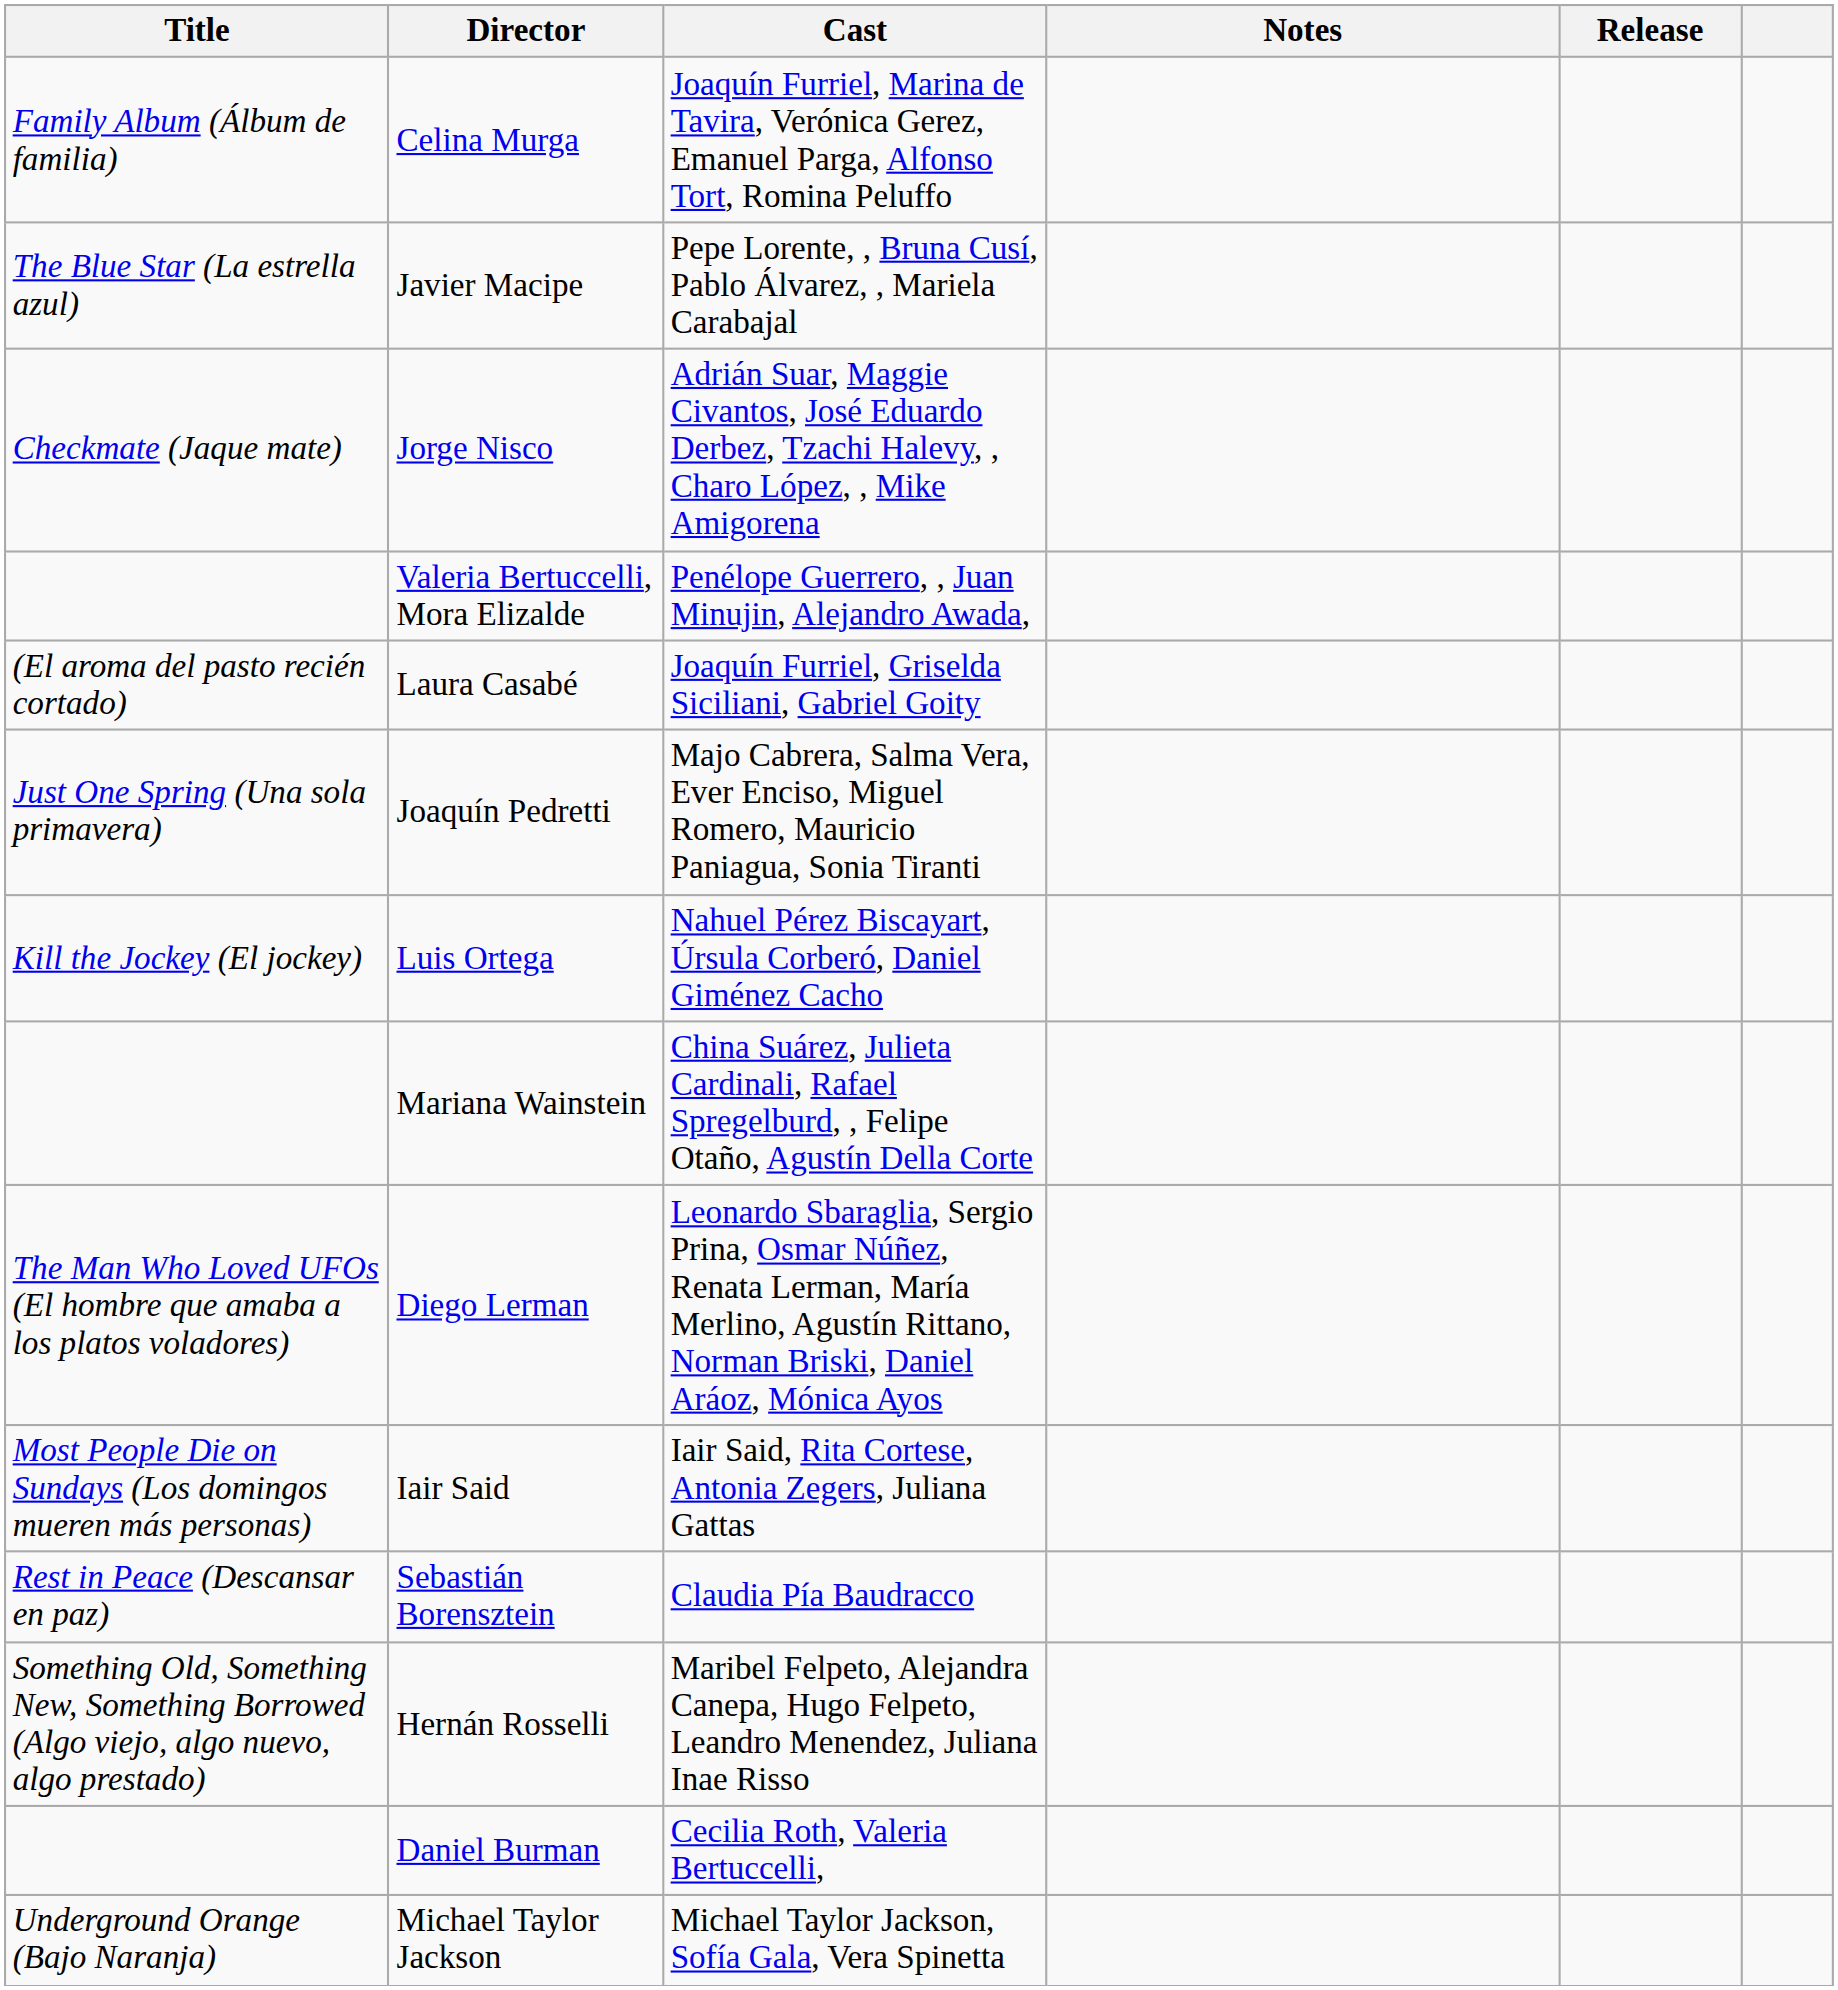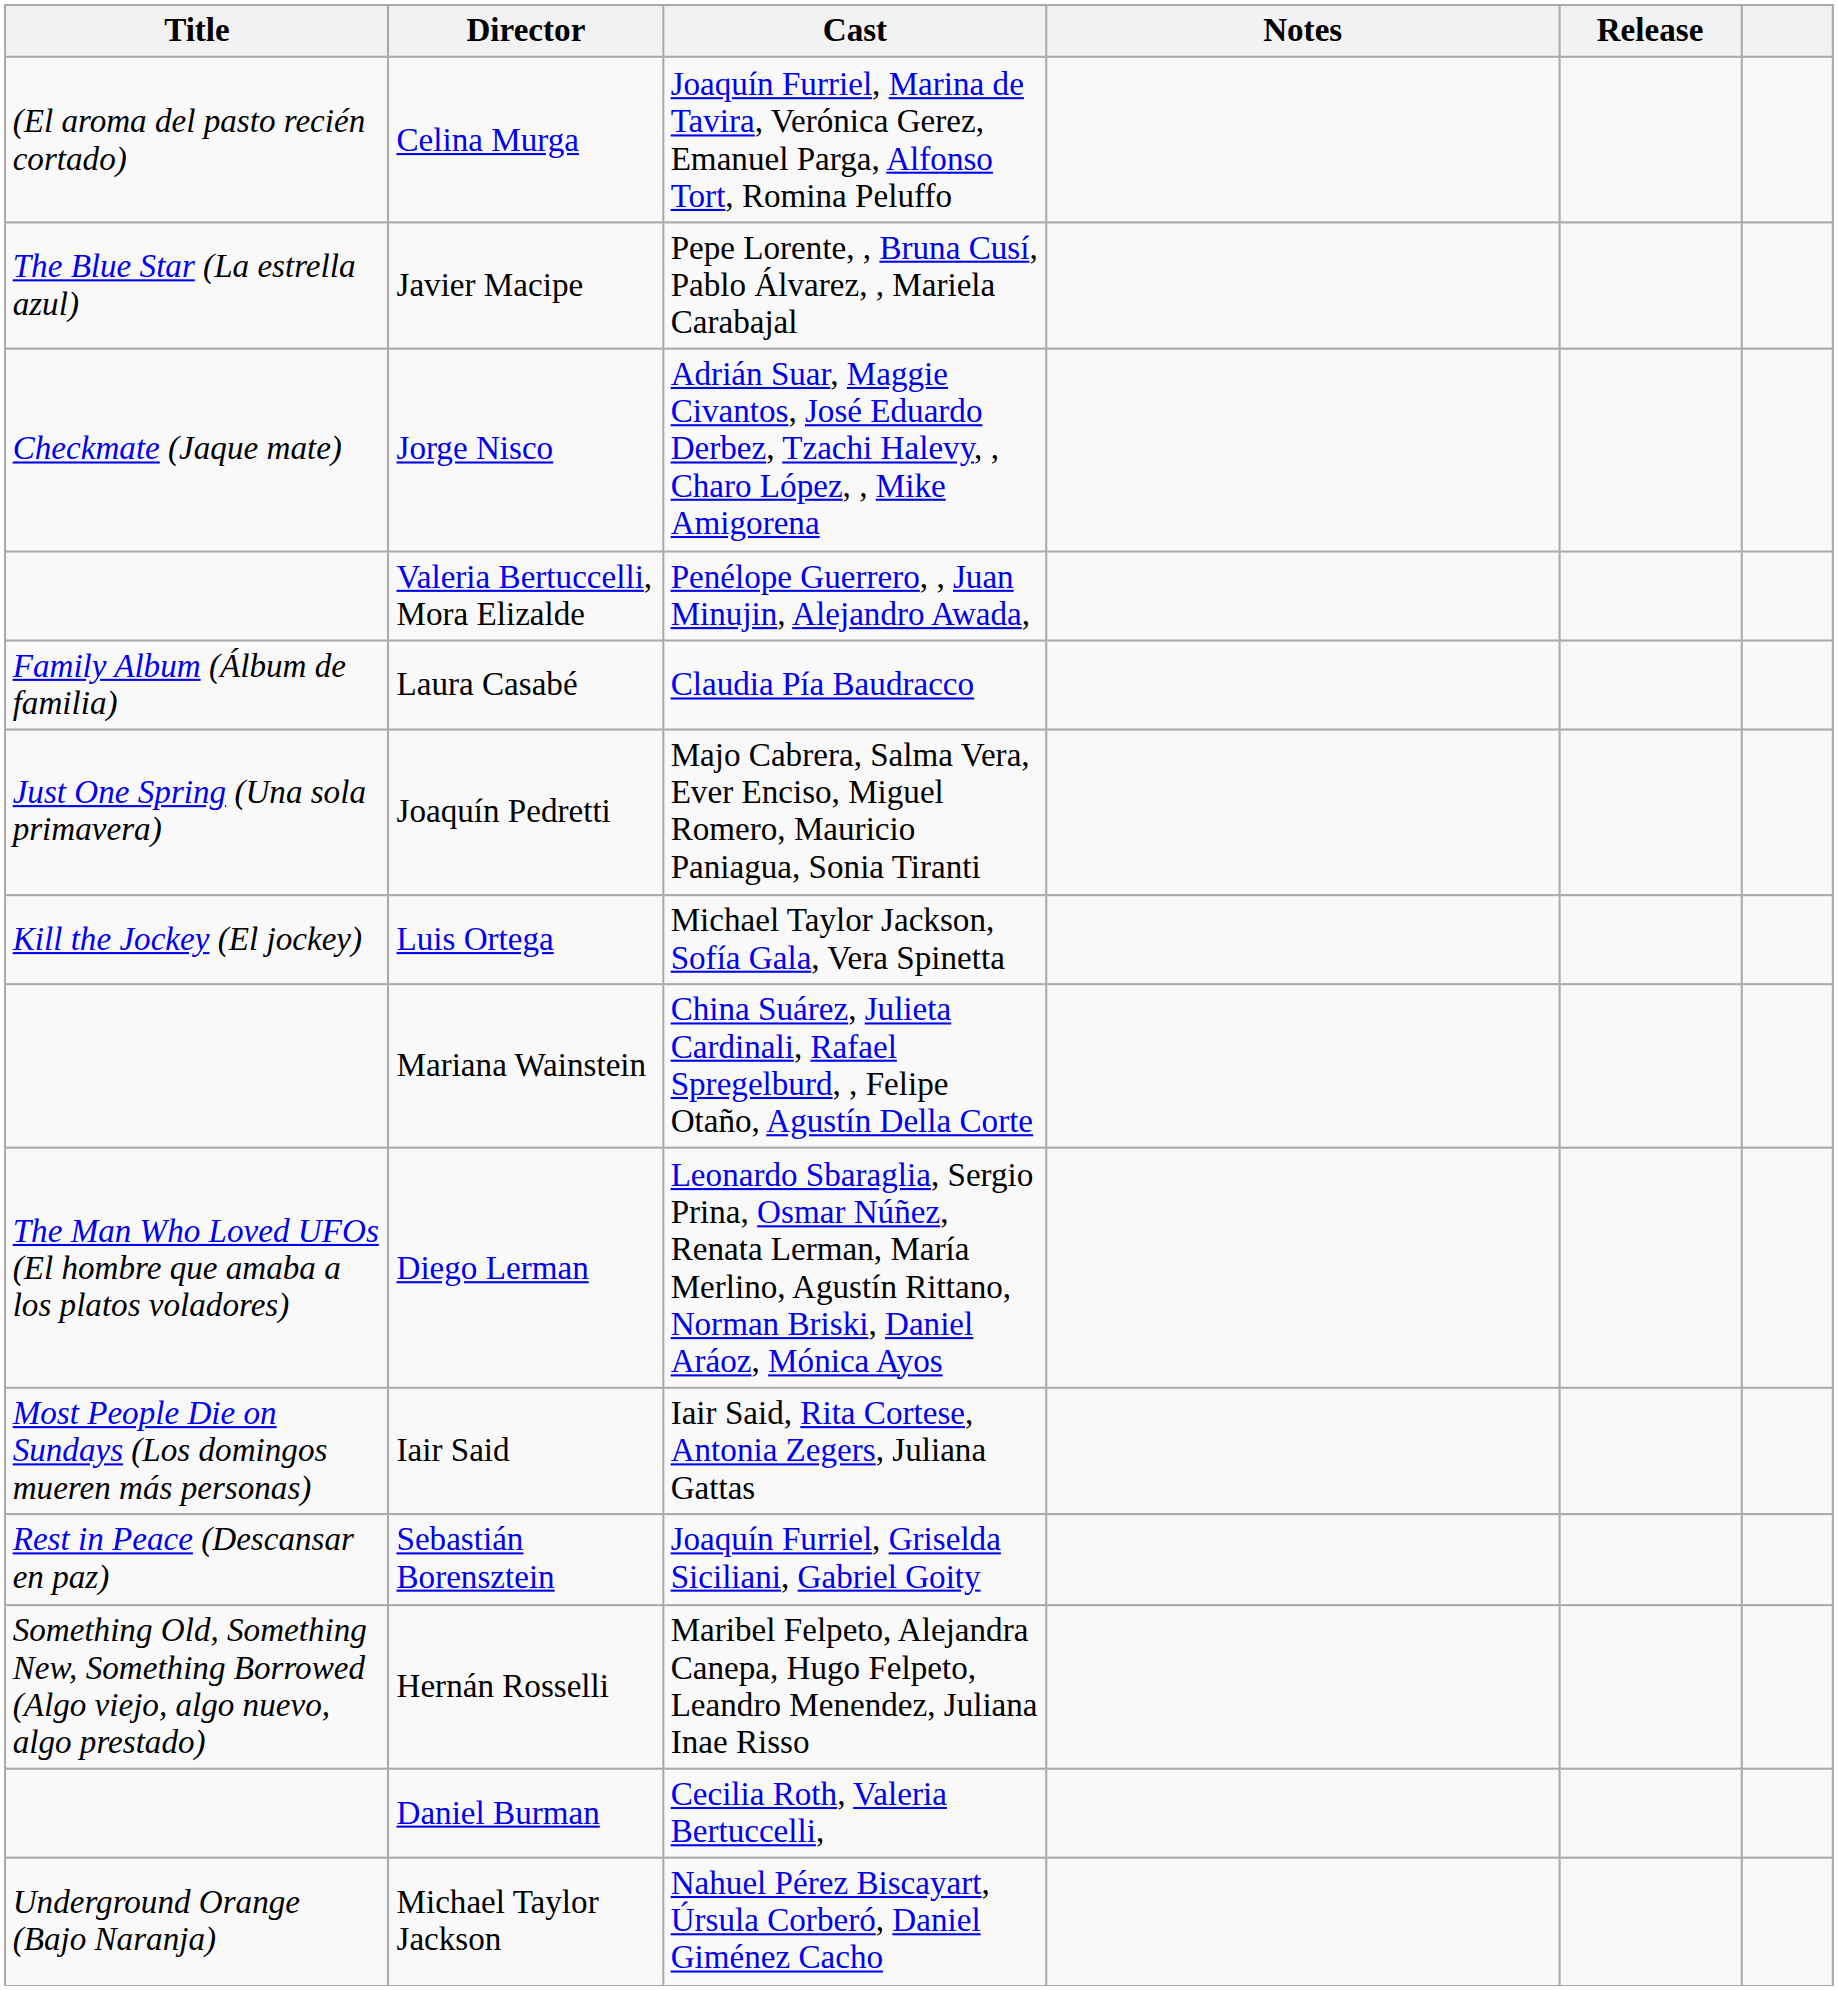(179, 139) Family Album (Álbum de familia) -> (189, 139) (El aroma del pasto recién cortado)
(189, 684) (El aroma del pasto recién cortado) -> (179, 684) Family Album (Álbum de familia)
(836, 684) Joaquín Furriel, Griselda Siciliani, Gabriel Goity -> (822, 684) Claudia Pía Baudracco
(830, 957) Nahuel Pérez Biscayart, Úrsula Corberó, Daniel Giménez Cacho -> (838, 938) Michael Taylor Jackson, Sofía Gala, Vera Spinetta
(822, 1595) Claudia Pía Baudracco -> (836, 1558) Joaquín Furriel, Griselda Siciliani, Gabriel Goity
(838, 1939) Michael Taylor Jackson, Sofía Gala, Vera Spinetta -> (830, 1921) Nahuel Pérez Biscayart, Úrsula Corberó, Daniel Giménez Cacho
